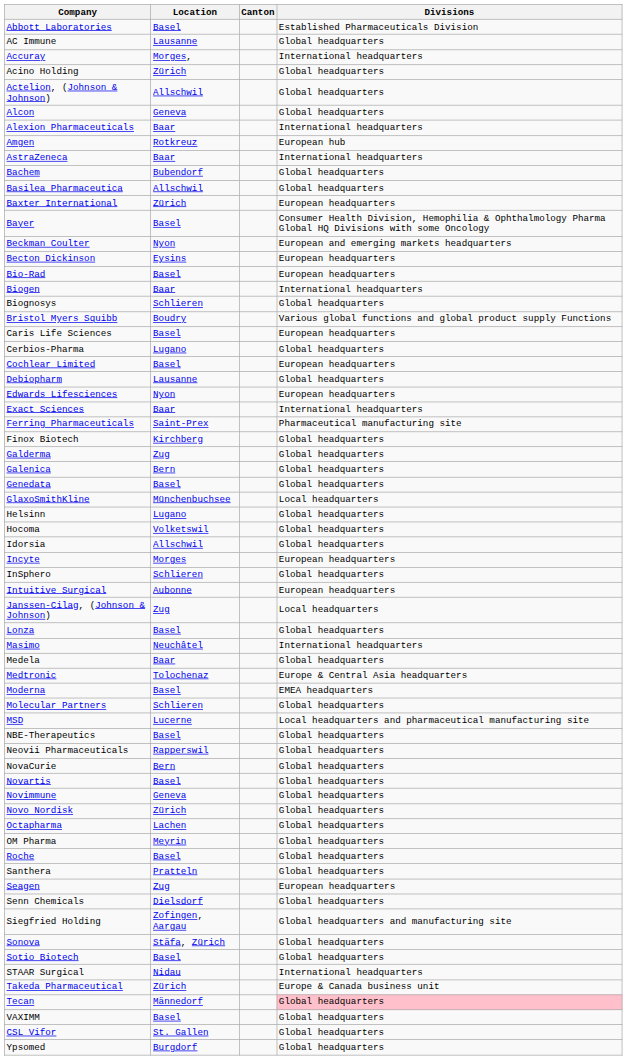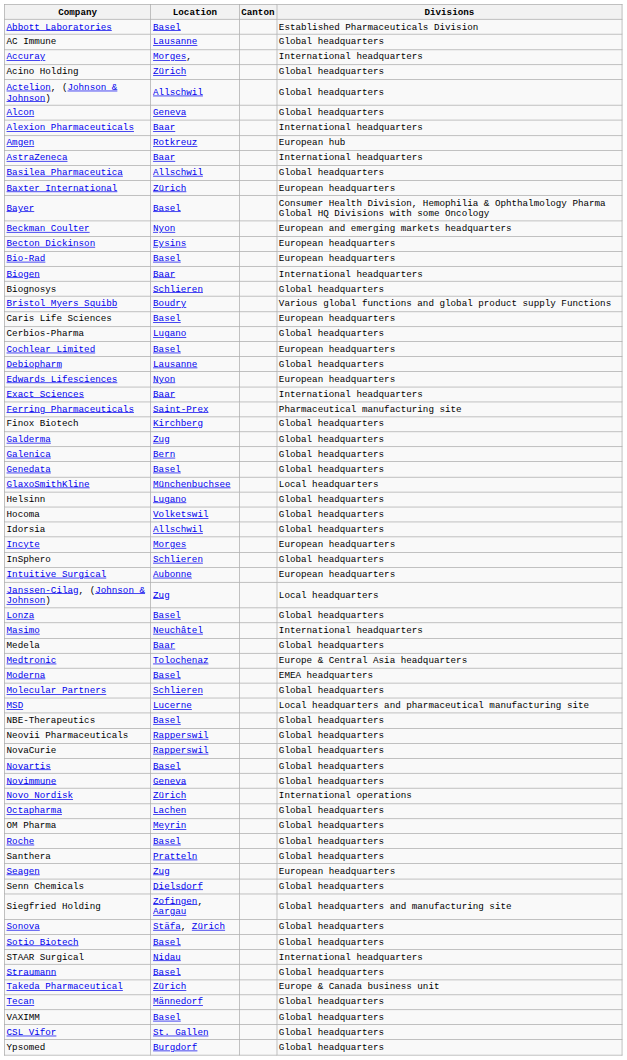- row: (23, 173)
(164, 766) Bern -> (181, 751) Rapperswil
(331, 811) Global headquarters -> (345, 796) International operations
+ row: (31, 972)
(331, 1002) pink background -> (331, 1002) no background
